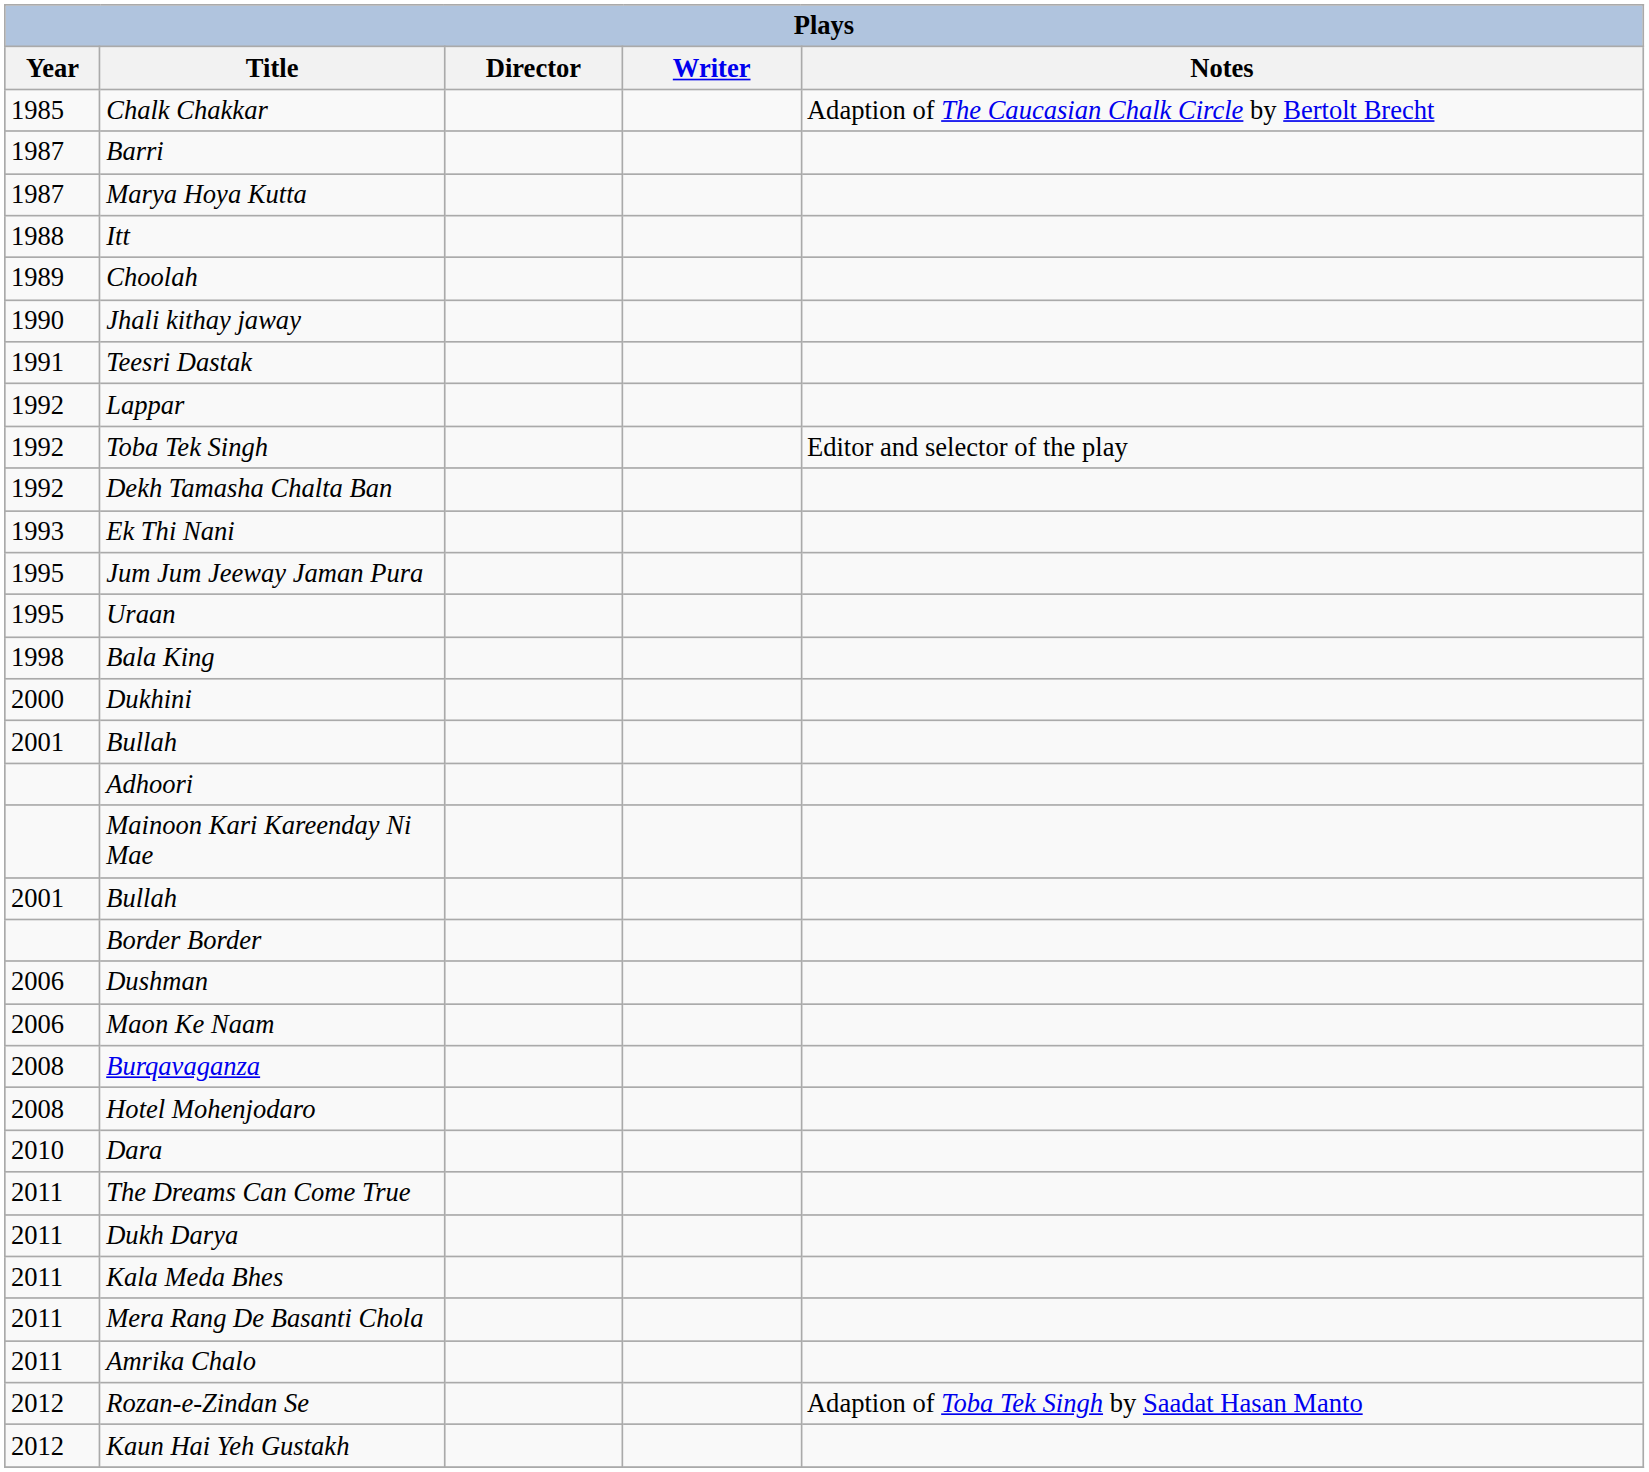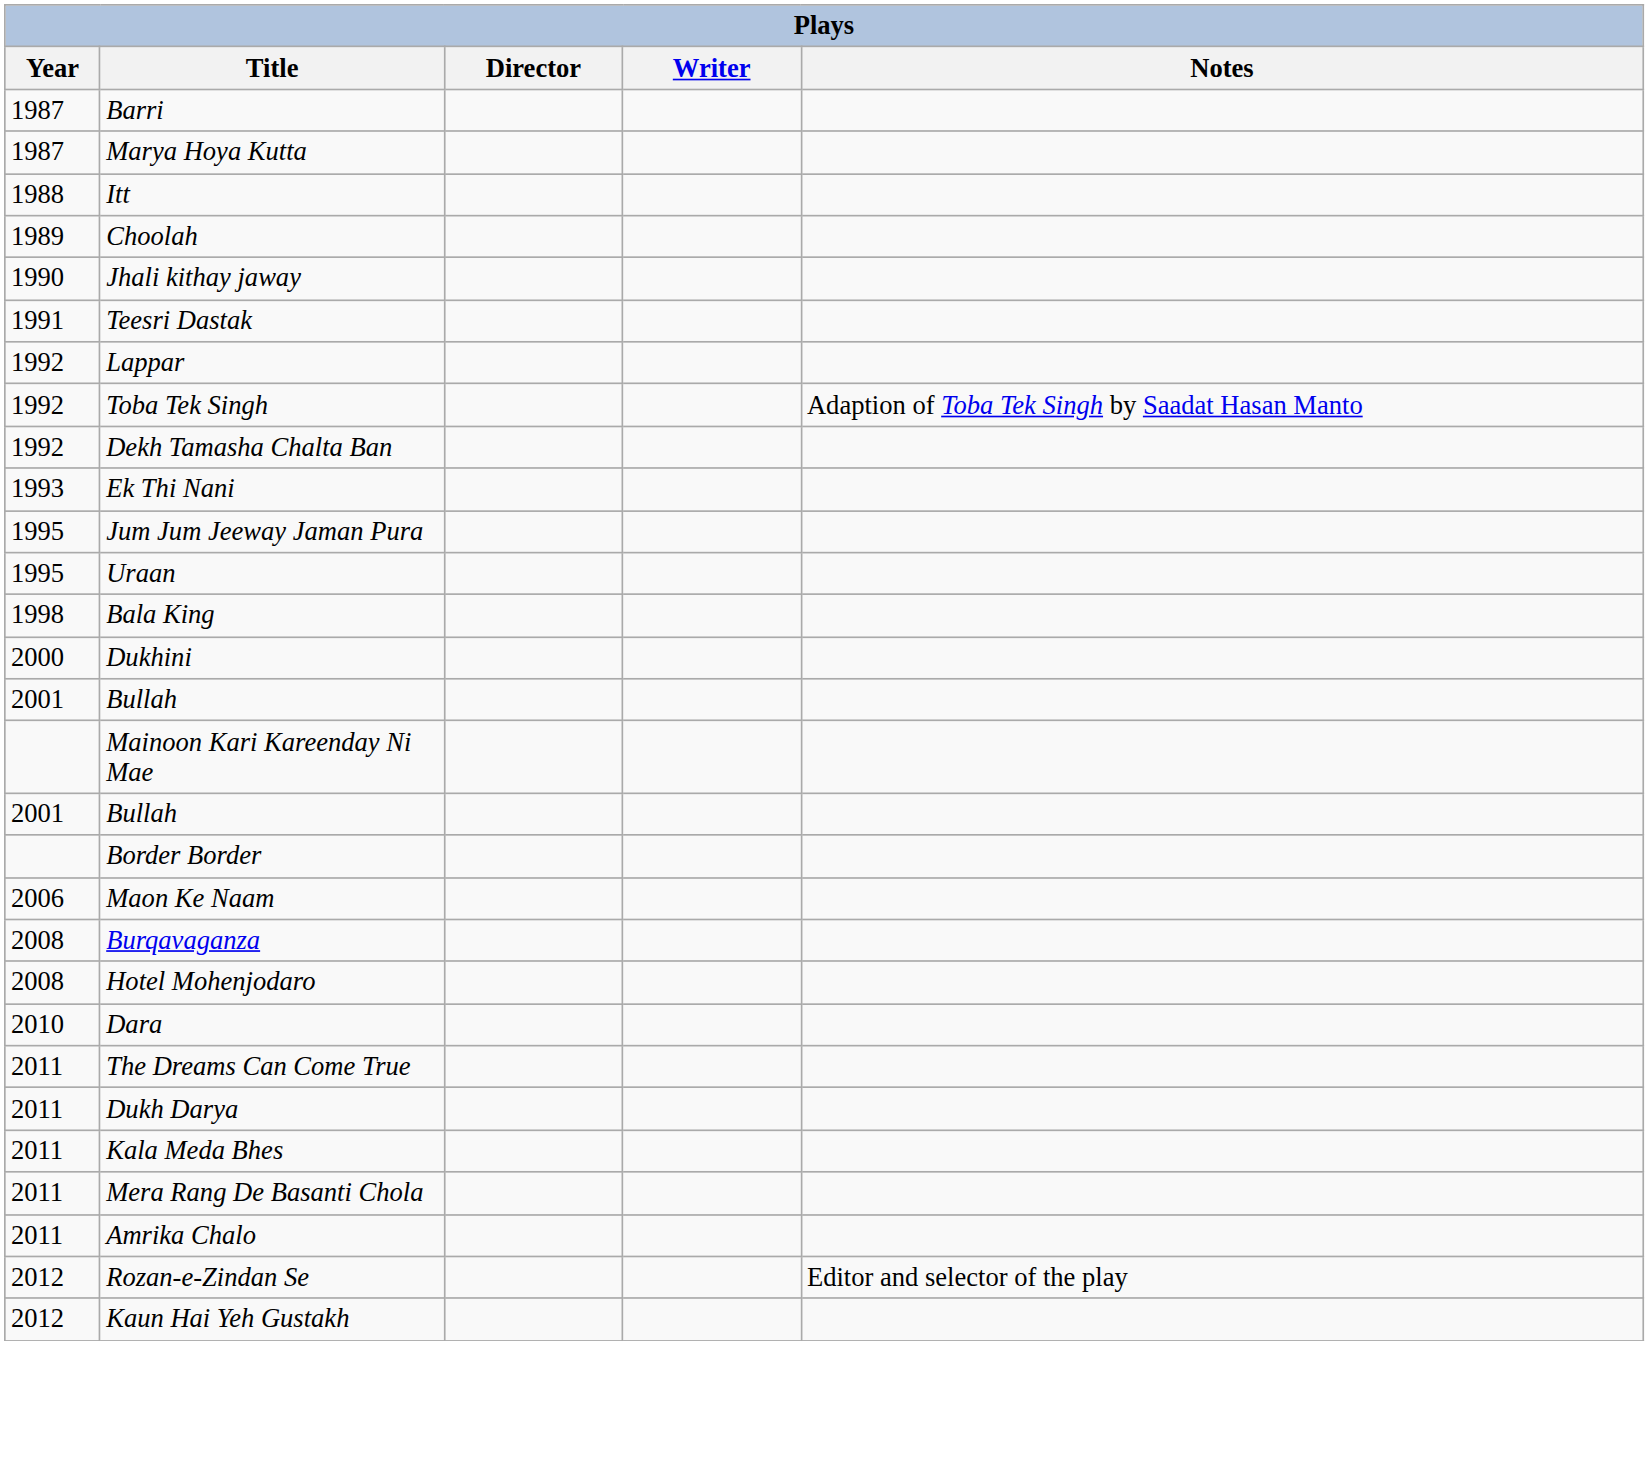- row: (38, 109)
(967, 446) Editor and selector of the play -> (1085, 404) Adaption of Toba Tek Singh by Saadat Hasan Manto
- row: (52, 784)
- row: (38, 982)
(1085, 1403) Adaption of Toba Tek Singh by Saadat Hasan Manto -> (967, 1276) Editor and selector of the play
